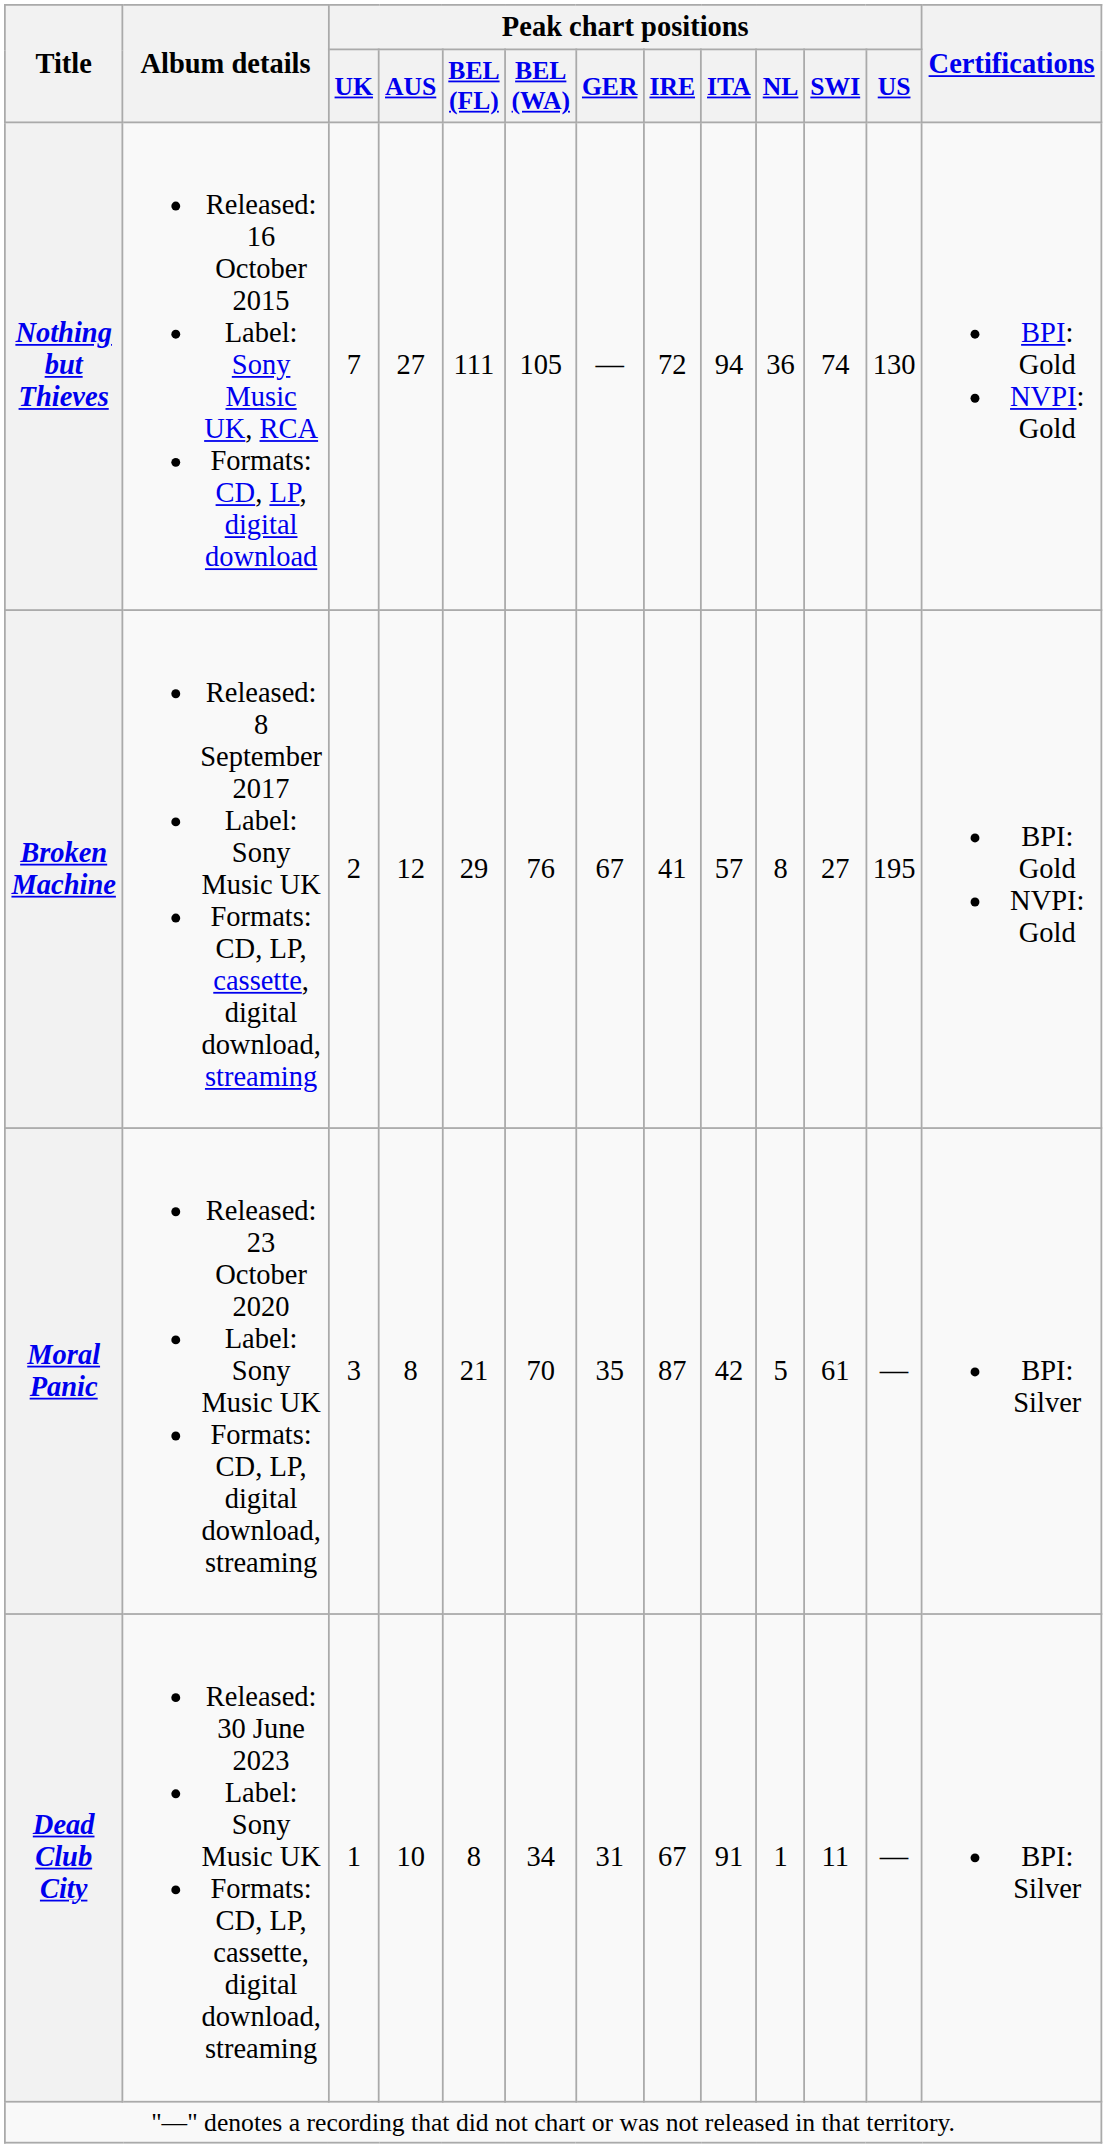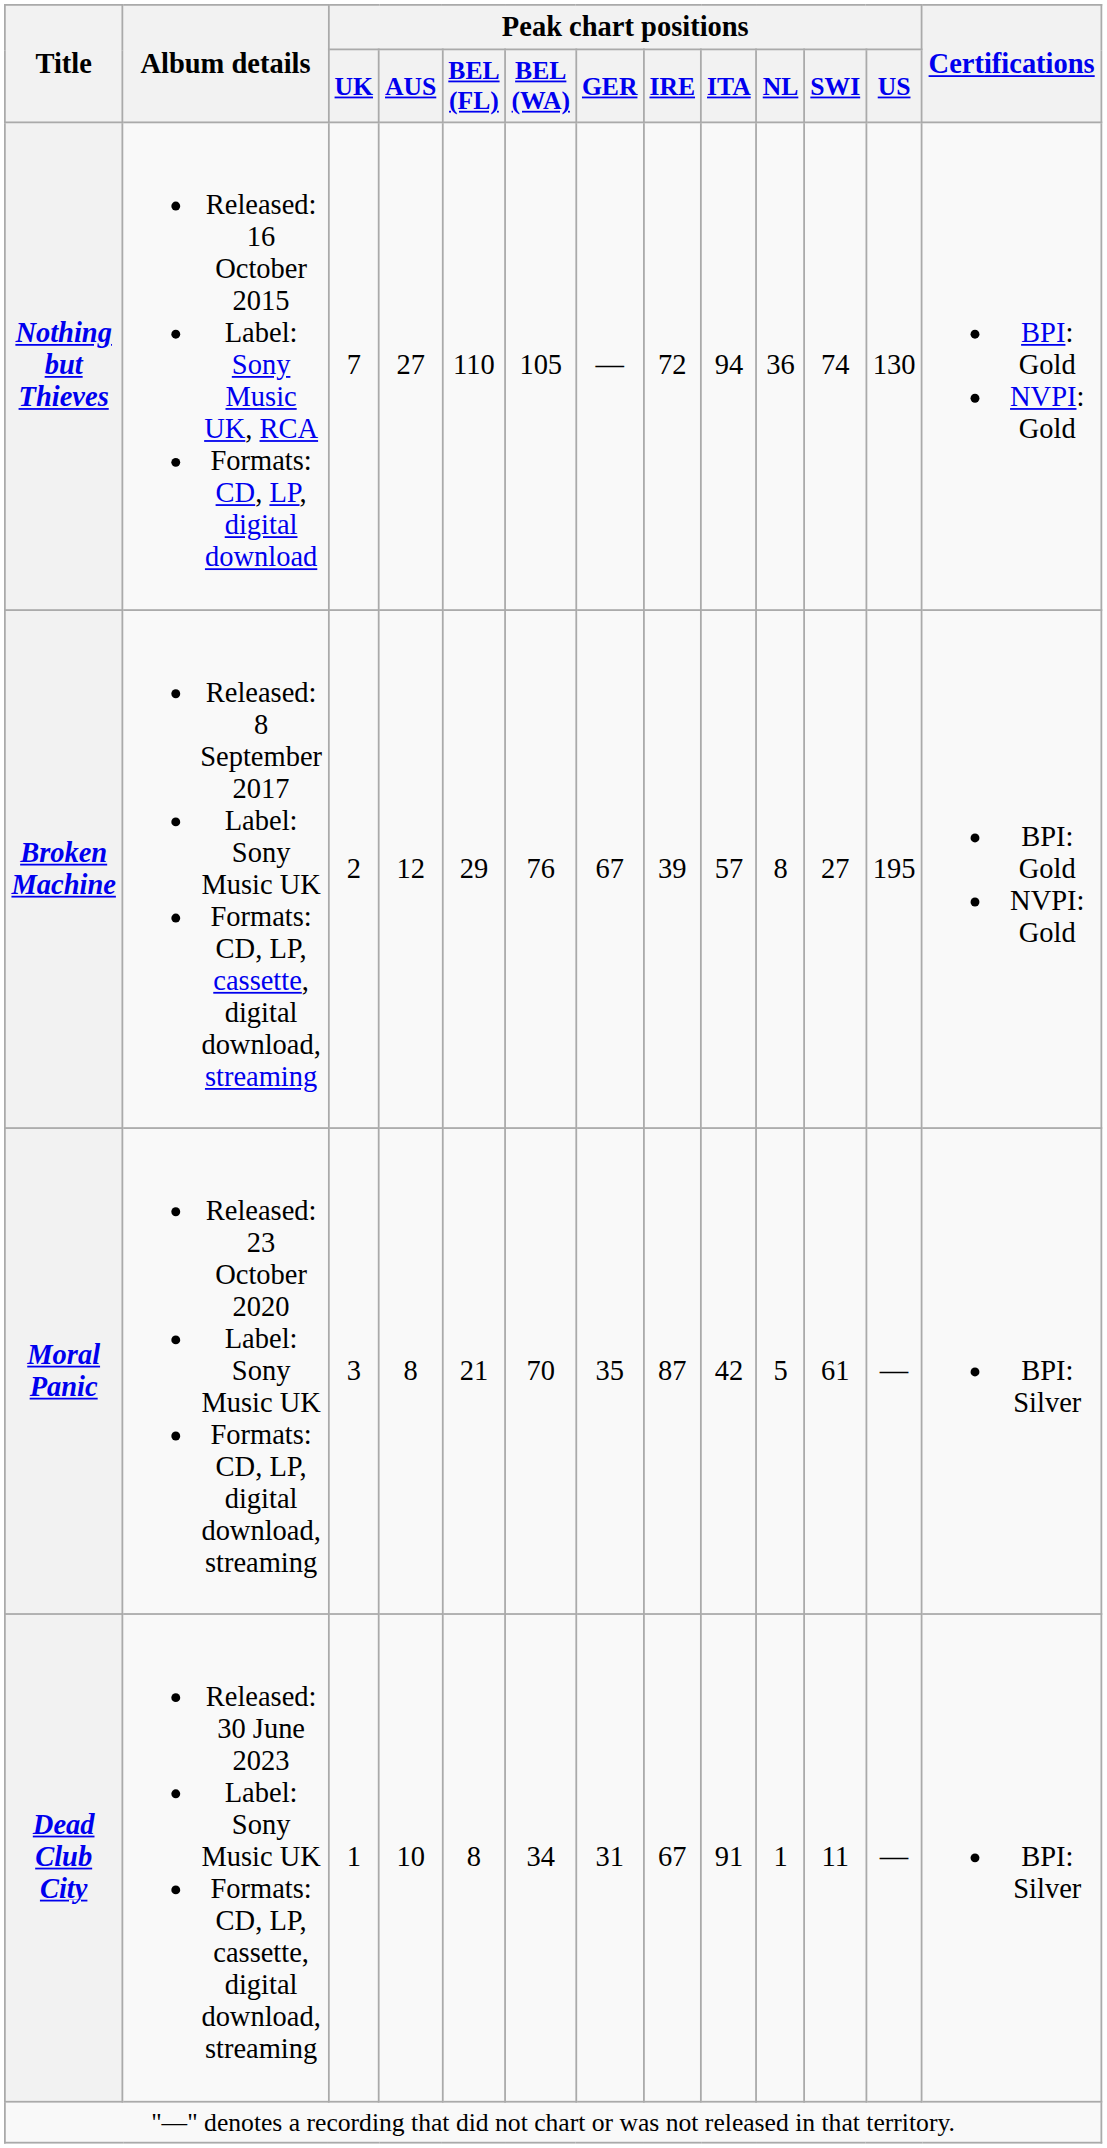(474, 365) 111 -> (474, 365) 110
(672, 868) 41 -> (672, 868) 39
